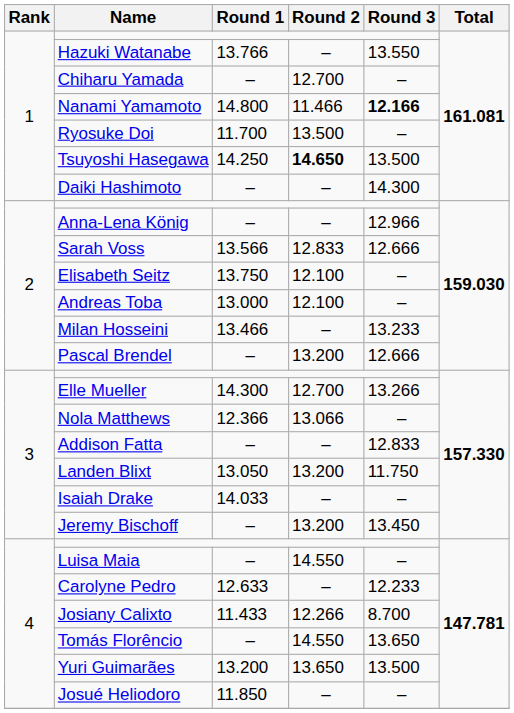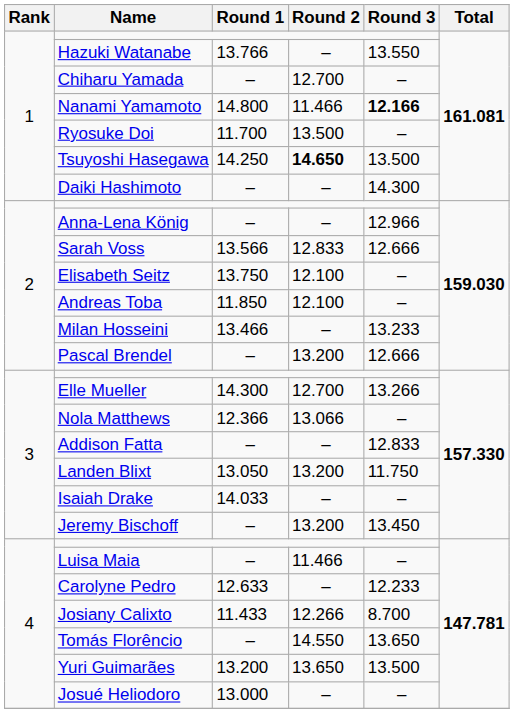(242, 302) 13.000 -> (242, 302) 11.850
(318, 560) 14.550 -> (317, 560) 11.466
(242, 694) 11.850 -> (242, 694) 13.000
